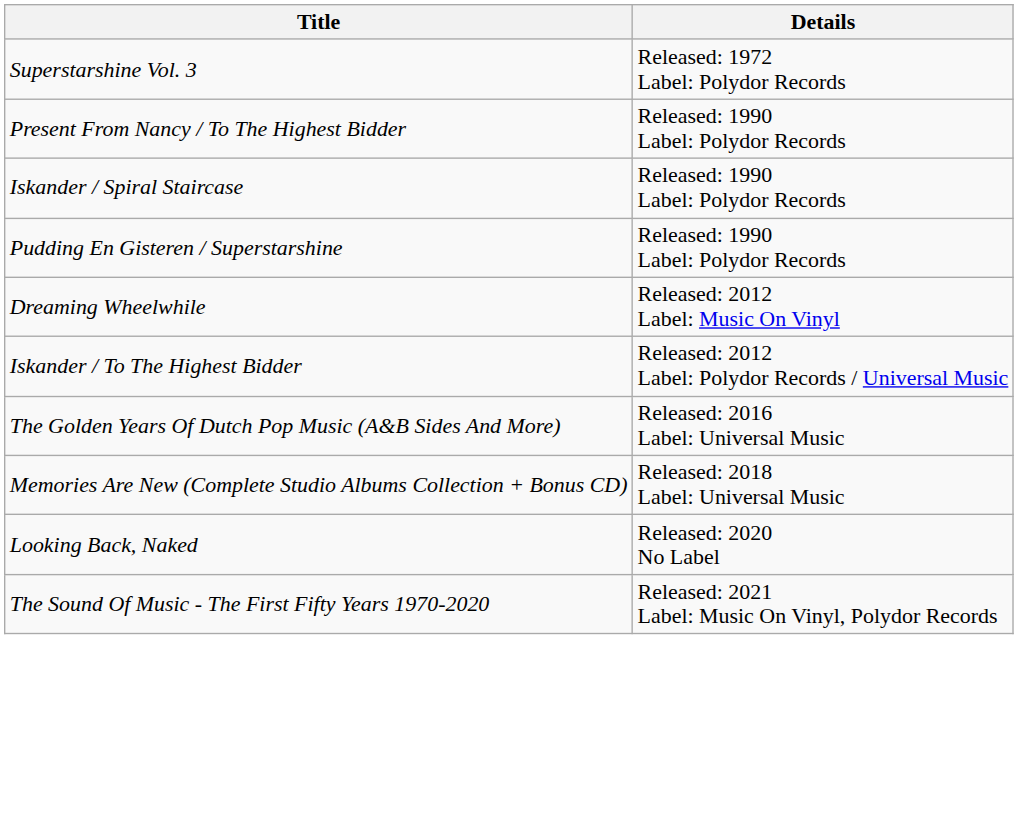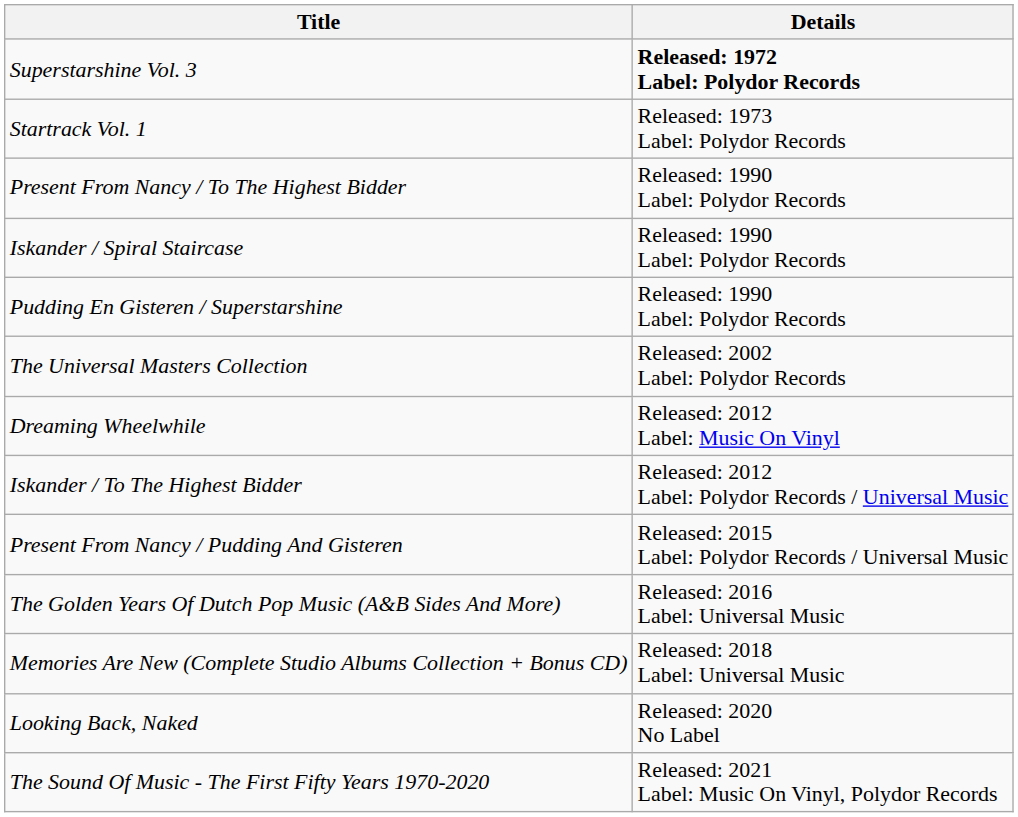(742, 68) normal -> (749, 68) bold
+ row: (78, 128)
+ row: (159, 366)
+ row: (206, 544)
